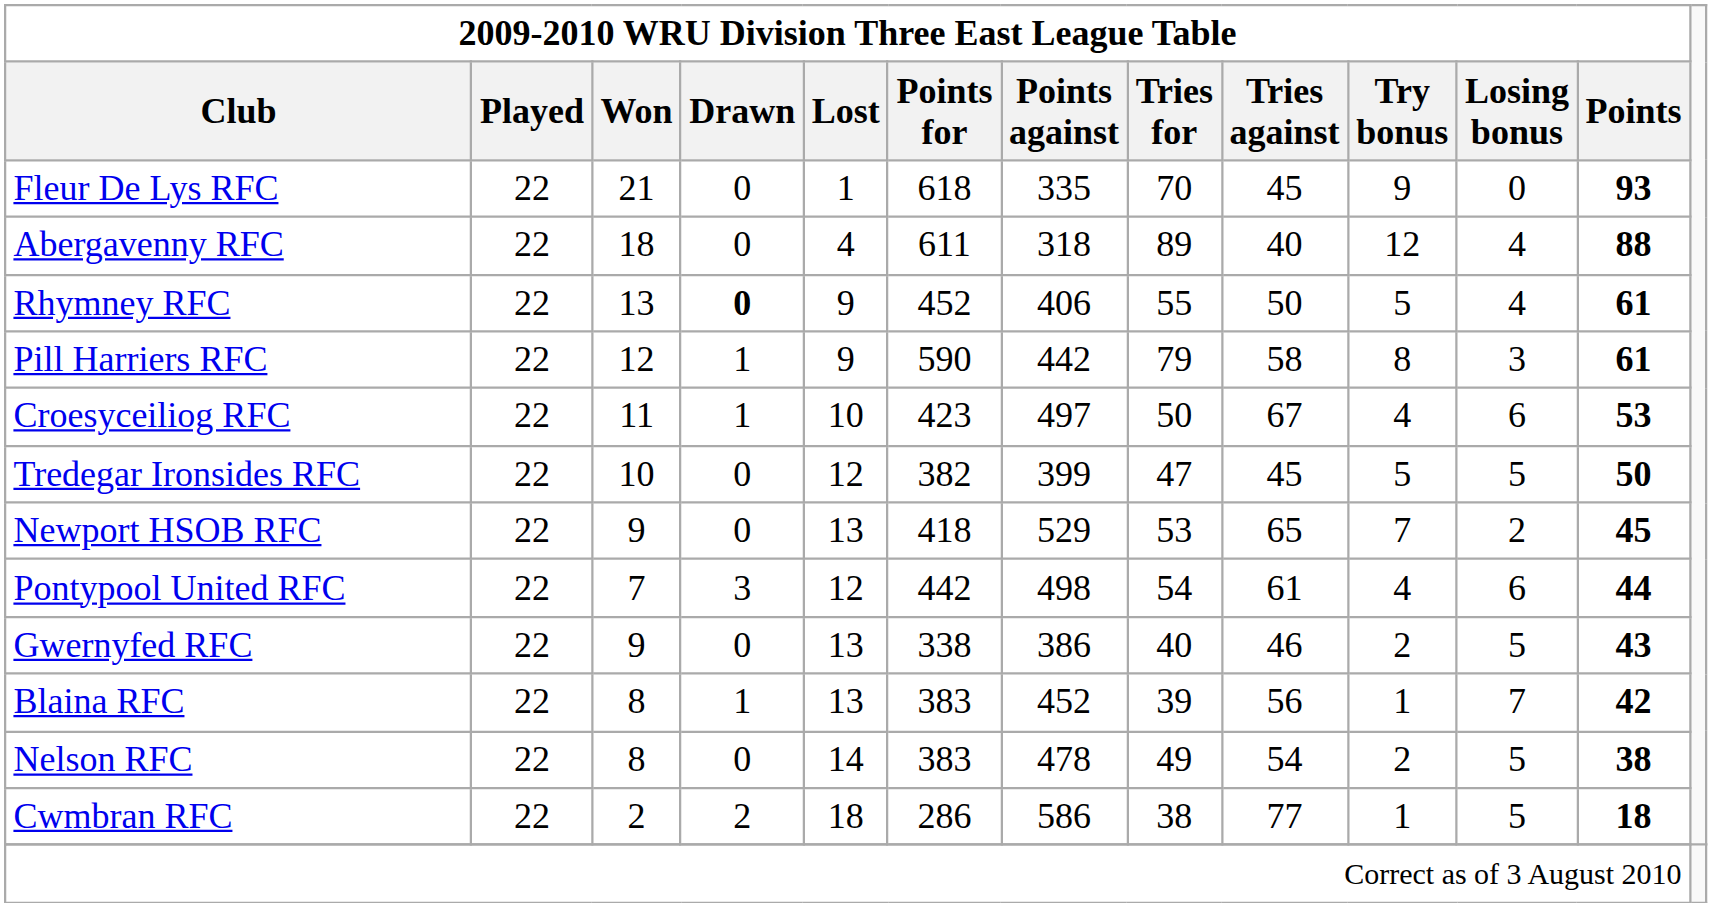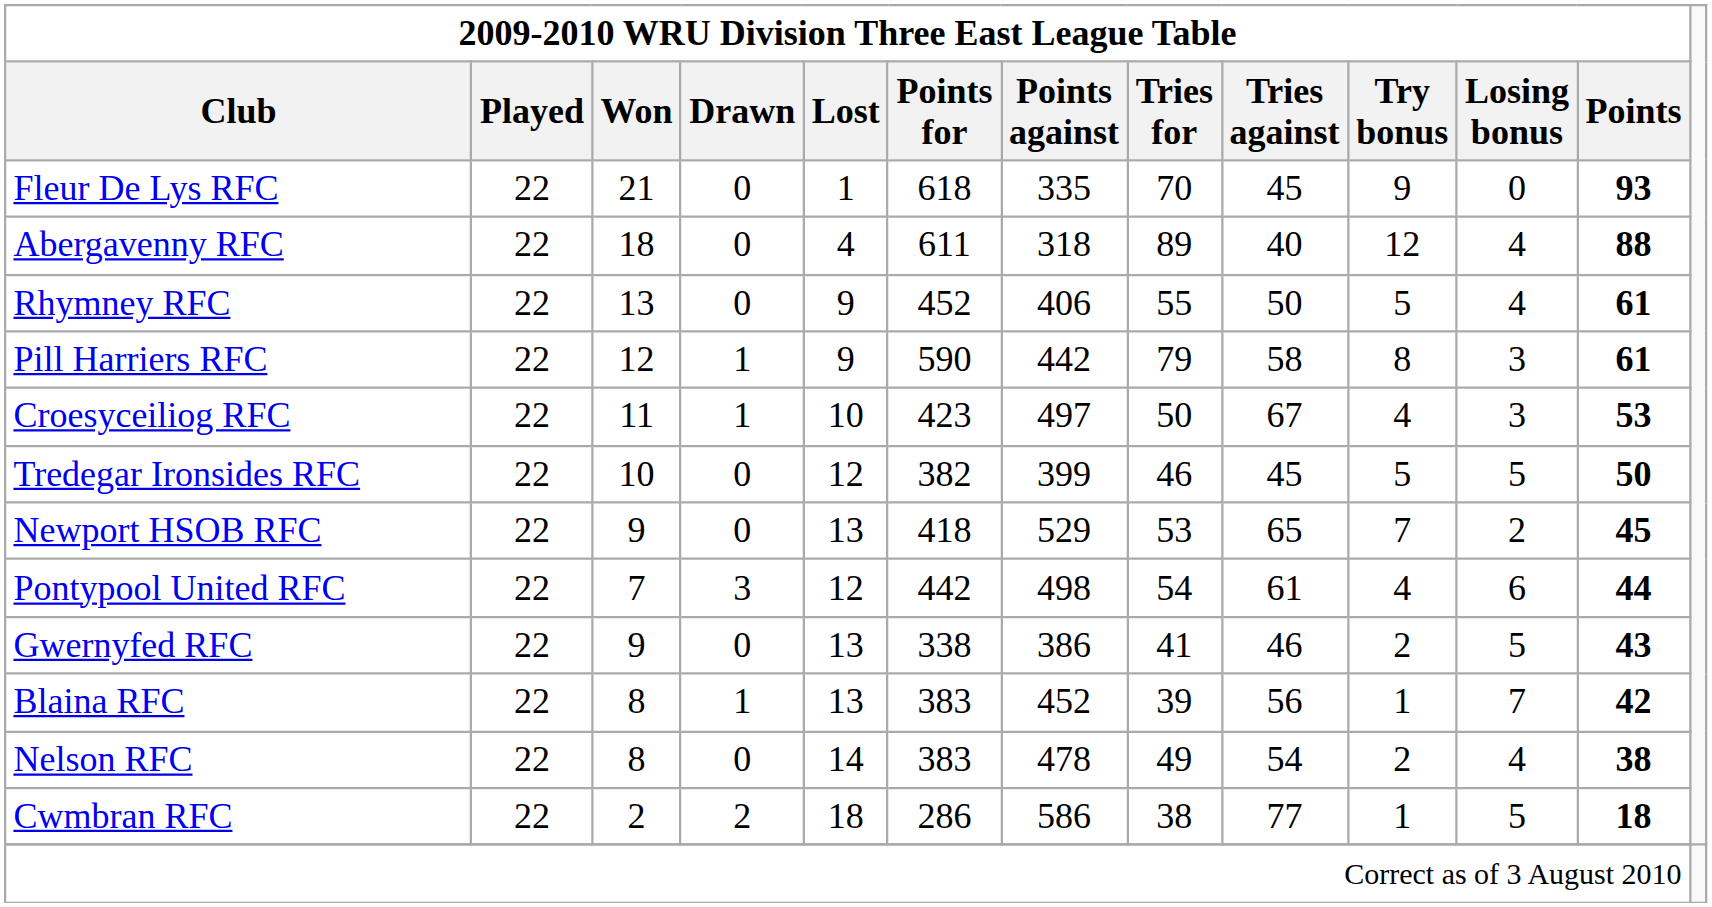(742, 301) bold -> (742, 301) normal
(1517, 416) 6 -> (1517, 416) 3
(1174, 473) 47 -> (1174, 473) 46
(1174, 644) 40 -> (1174, 644) 41
(1517, 758) 5 -> (1517, 758) 4
